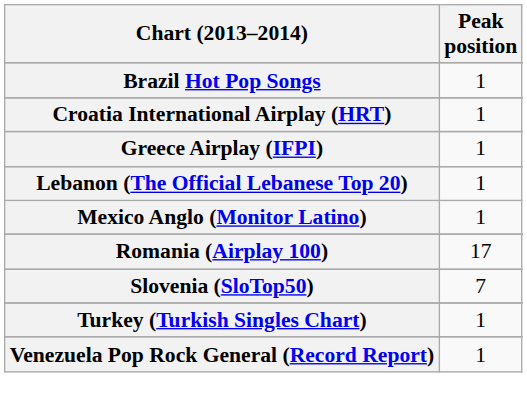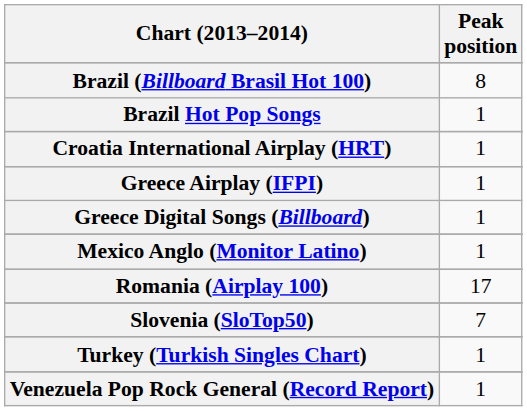+ row: (222, 80)
+ row: (222, 217)
- row: (222, 182)
